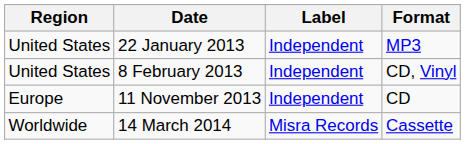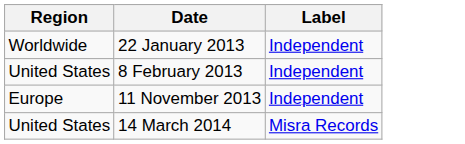- column: (421, 17)
(59, 44) United States -> (48, 44) Worldwide
(48, 125) Worldwide -> (59, 125) United States
